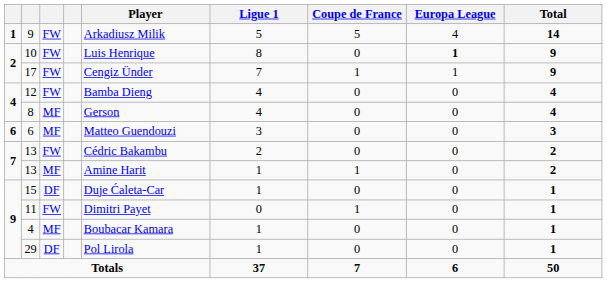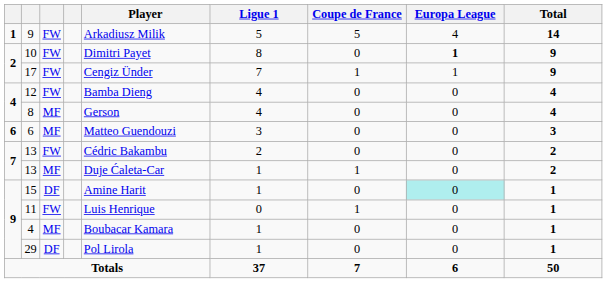(119, 53) Luis Henrique -> (117, 53) Dimitri Payet
(115, 170) Amine Harit -> (124, 170) Duje Ćaleta-Car
(124, 190) Duje Ćaleta-Car -> (115, 190) Amine Harit
(455, 190) no background -> (455, 190) paleturquoise background
(117, 209) Dimitri Payet -> (119, 209) Luis Henrique
